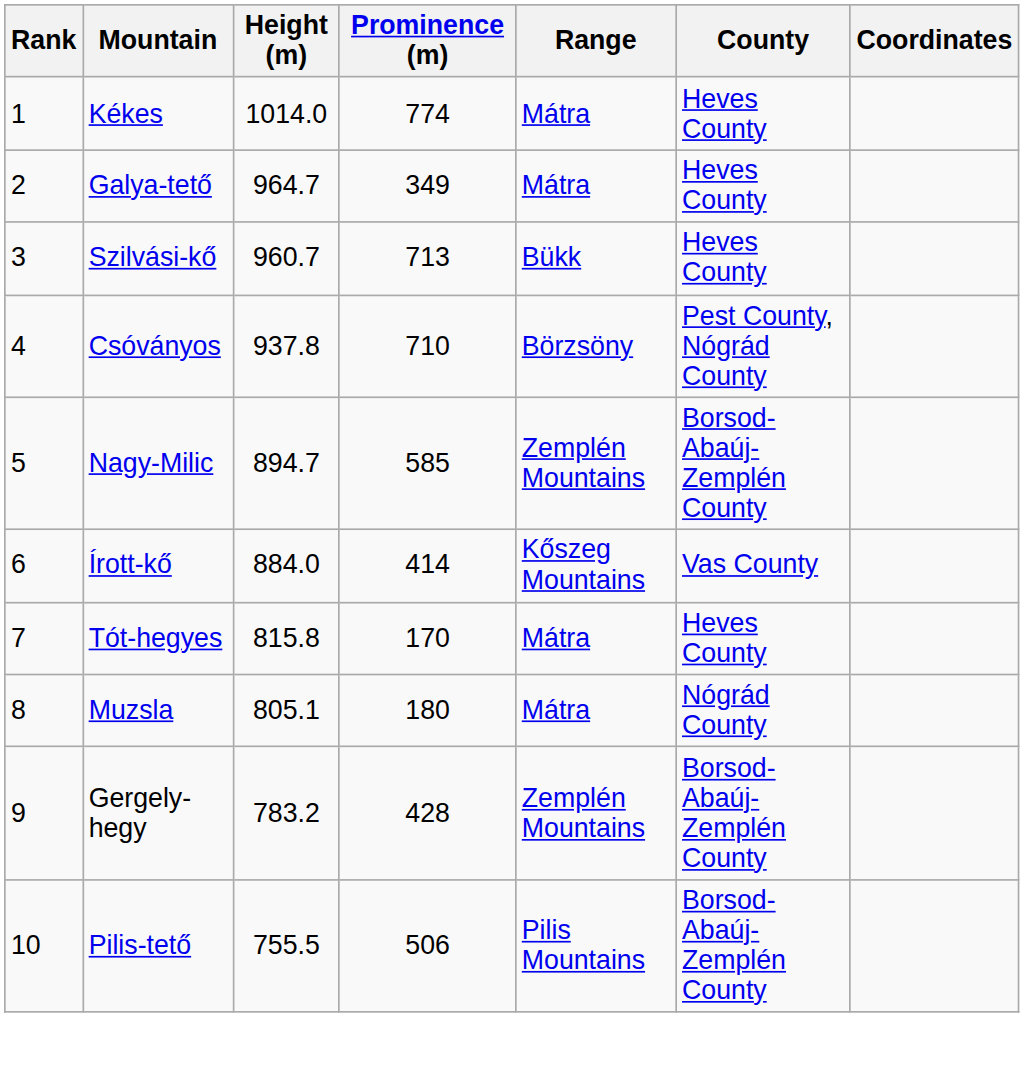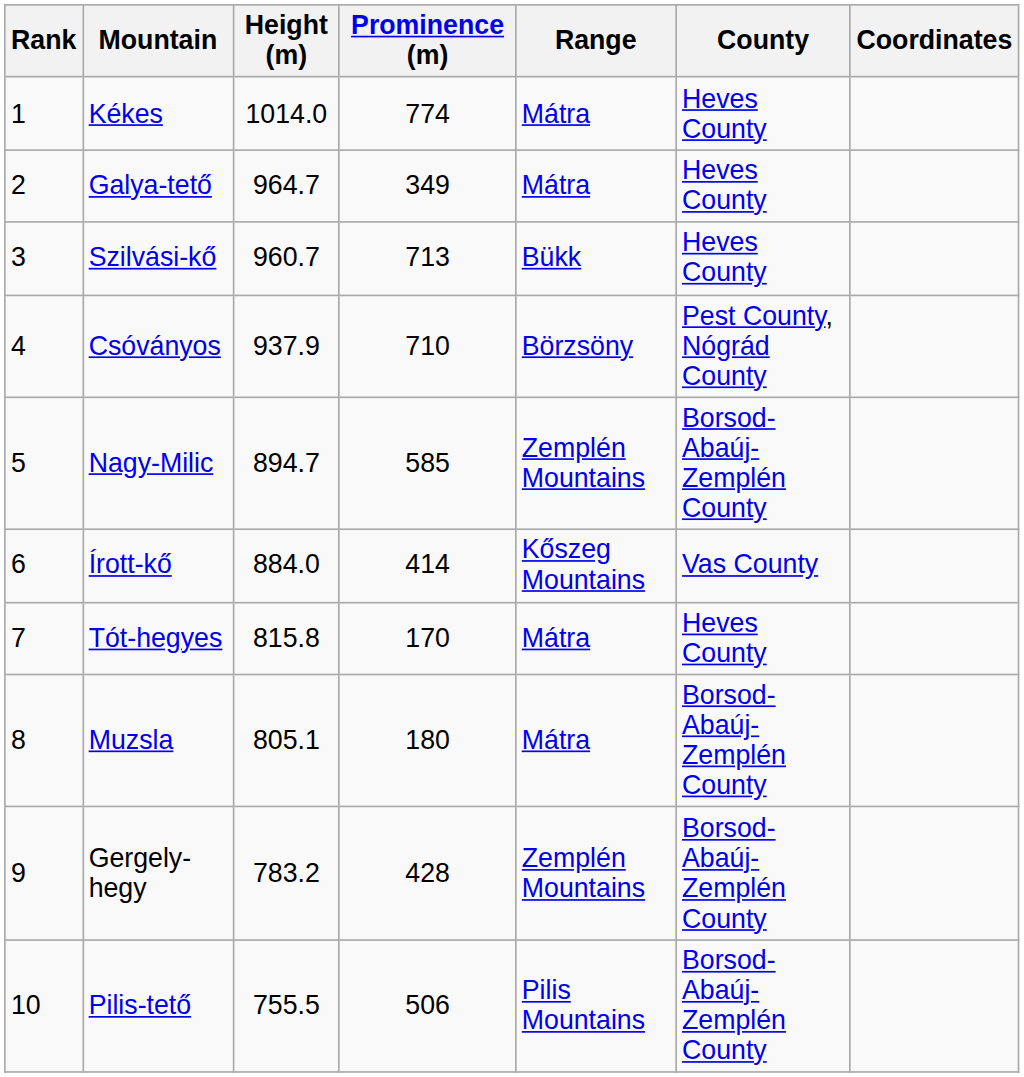(286, 345) 937.8 -> (286, 345) 937.9
(726, 710) Nógrád County -> (734, 740) Borsod-Abaúj-Zemplén County
